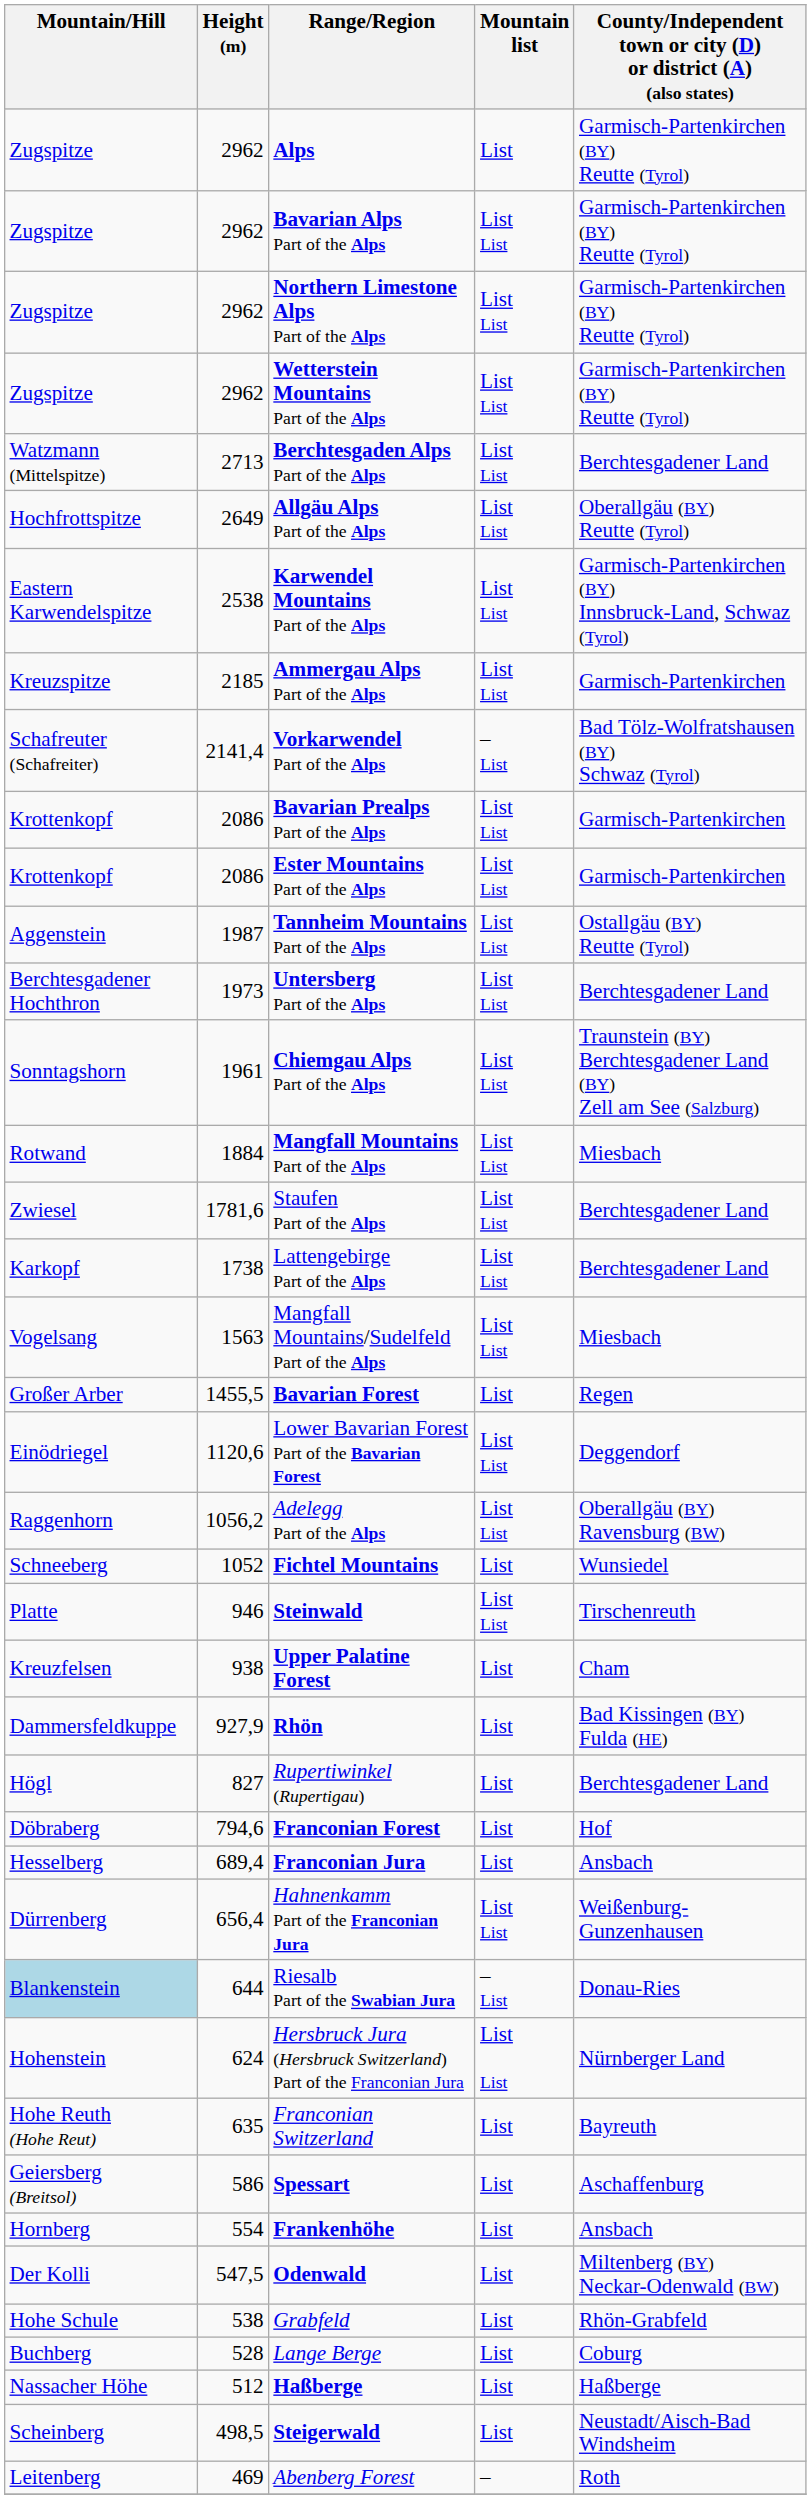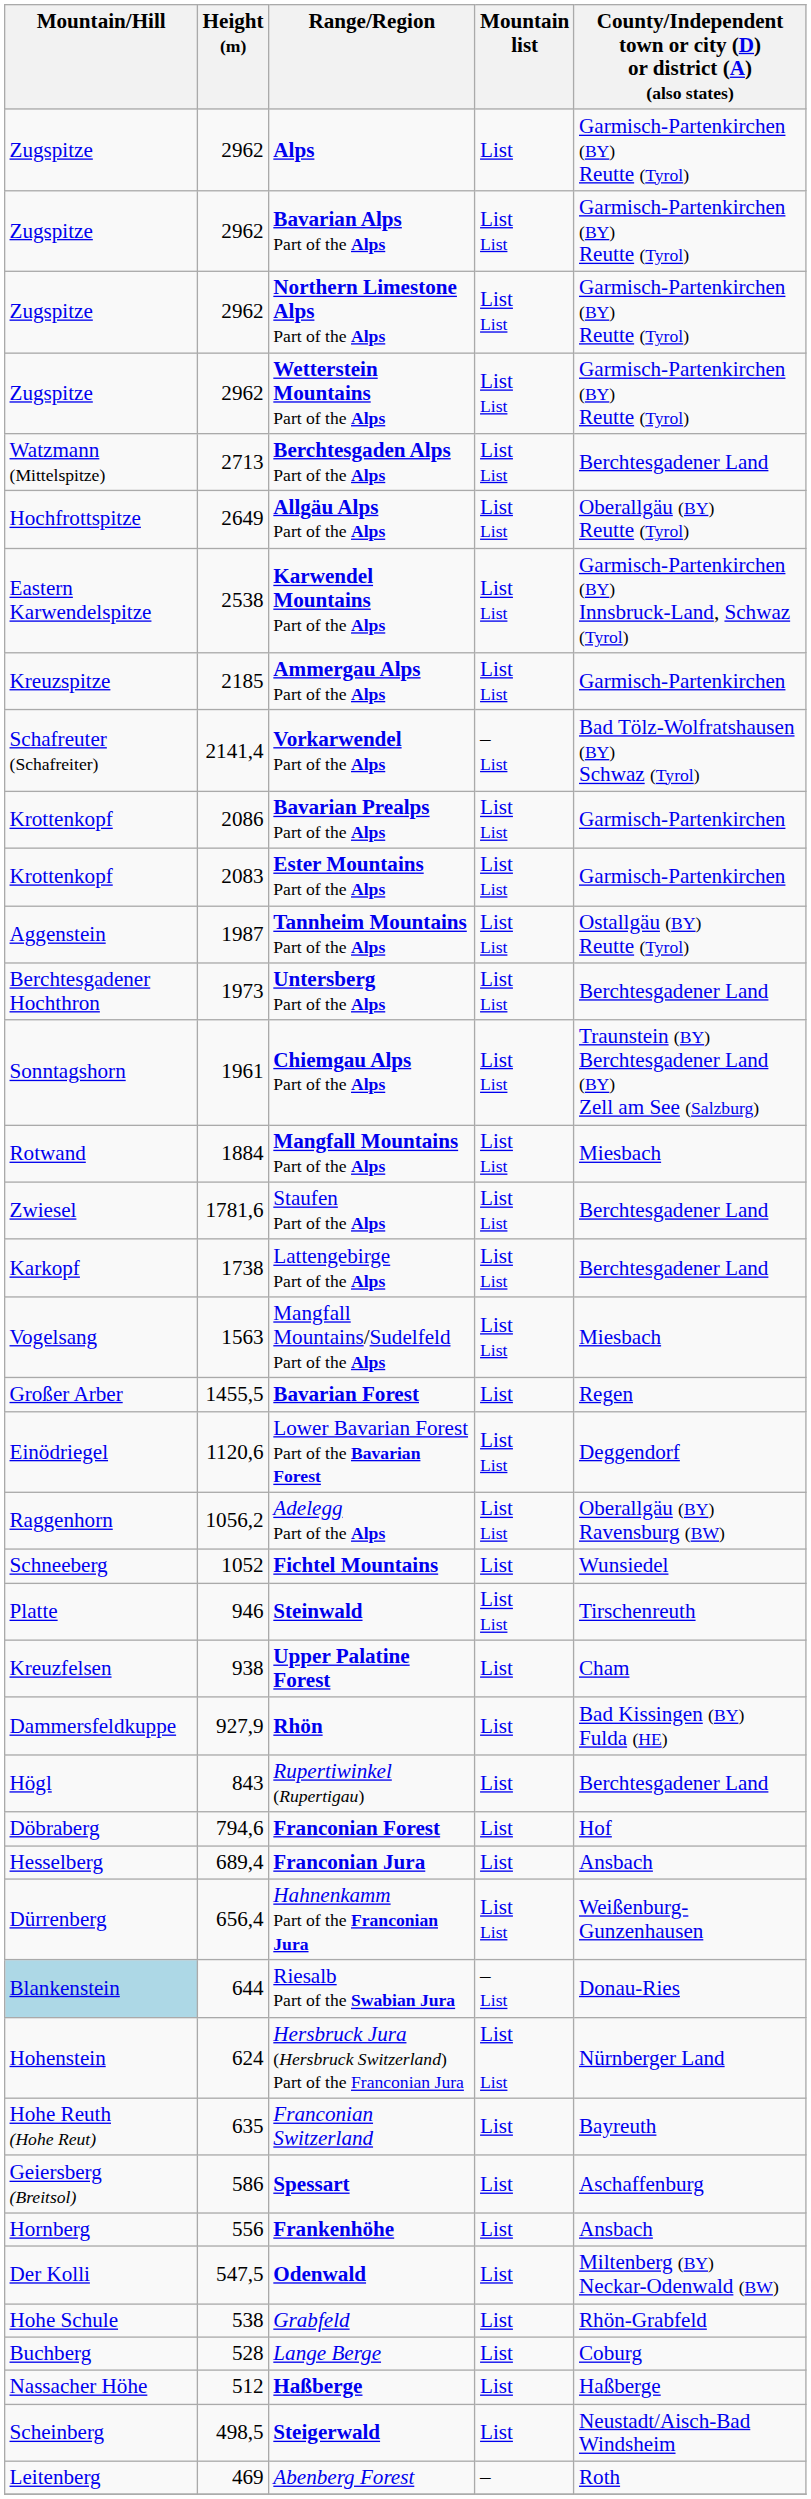(242, 876) 2086 -> (242, 876) 2083
(248, 1783) 827 -> (248, 1783) 843
(248, 2229) 554 -> (248, 2229) 556
